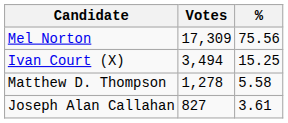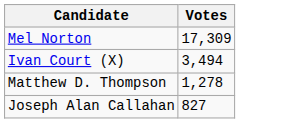- column: (259, 16)
